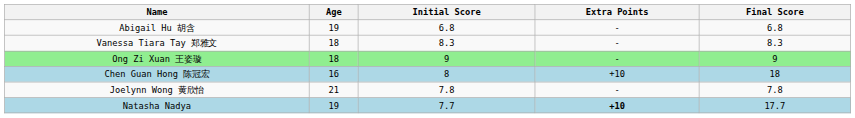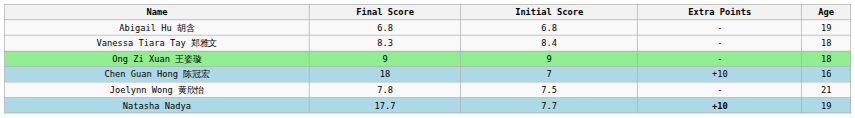columns swapped: (334, 12) <-> (775, 12)
(447, 43) 8.3 -> (549, 43) 8.4
(447, 74) 8 -> (549, 74) 7
(447, 90) 7.8 -> (549, 90) 7.5
